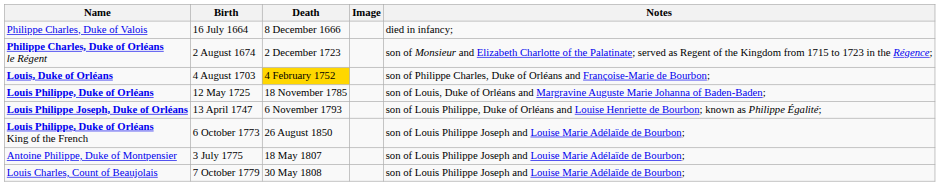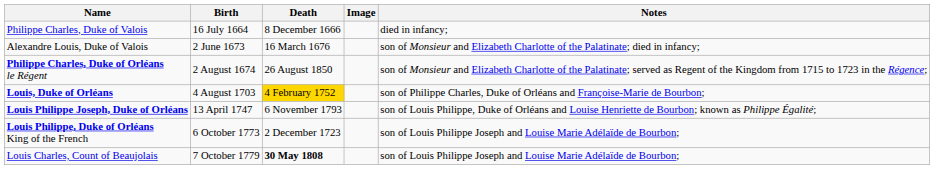+ row: (77, 47)
(303, 53) 2 December 1723 -> (298, 70) 26 August 1850
- row: (80, 93)
(298, 133) 26 August 1850 -> (303, 133) 2 December 1723
- row: (92, 156)
(293, 173) normal -> (294, 156) bold
